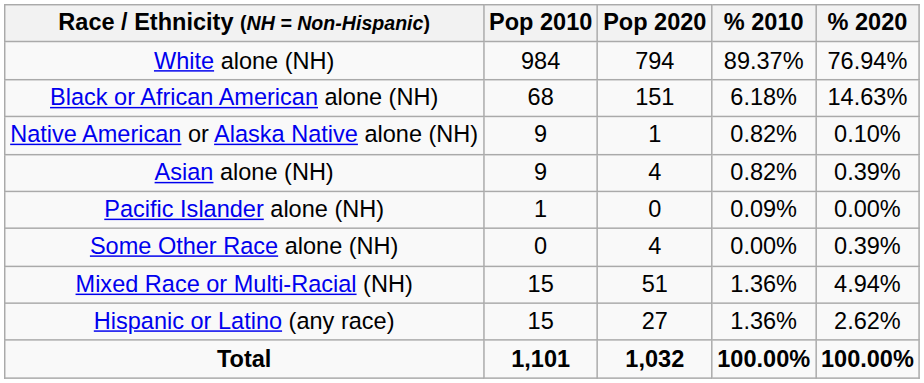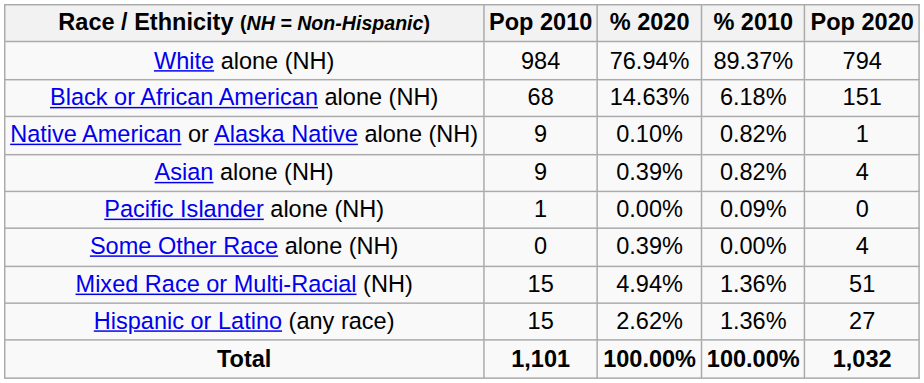columns swapped: (655, 23) <-> (867, 23)
